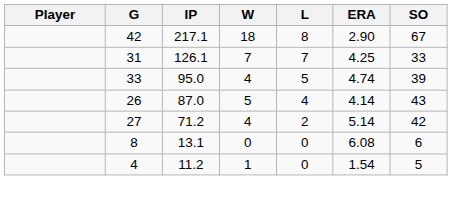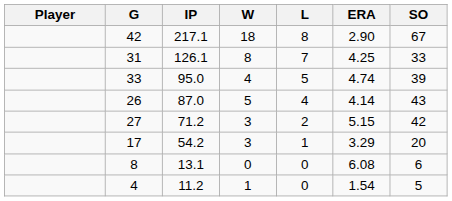(248, 57) 7 -> (248, 57) 8
(248, 121) 4 -> (248, 121) 3
(362, 121) 5.14 -> (362, 121) 5.15
+ row: (134, 143)
